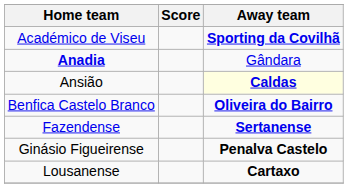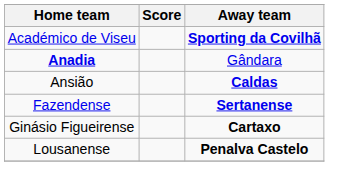(273, 82) lightyellow background -> (254, 82) no background
- row: (81, 104)
(273, 149) Penalva Castelo -> (254, 127) Cartaxo
(273, 171) Cartaxo -> (254, 149) Penalva Castelo
